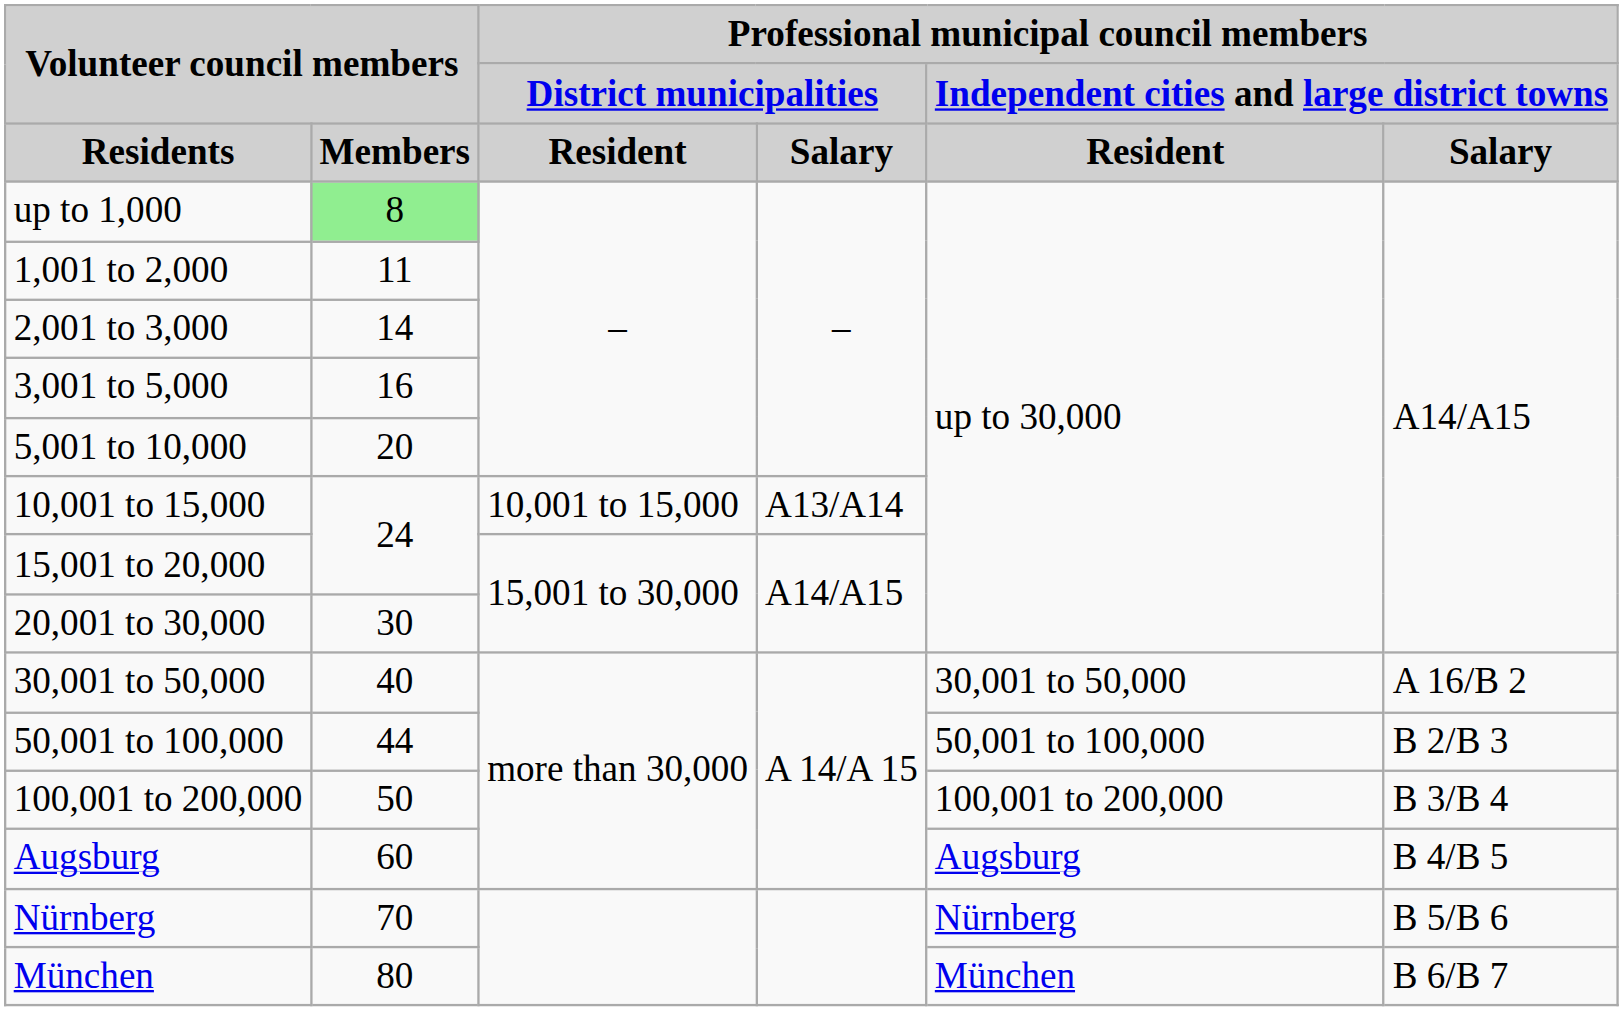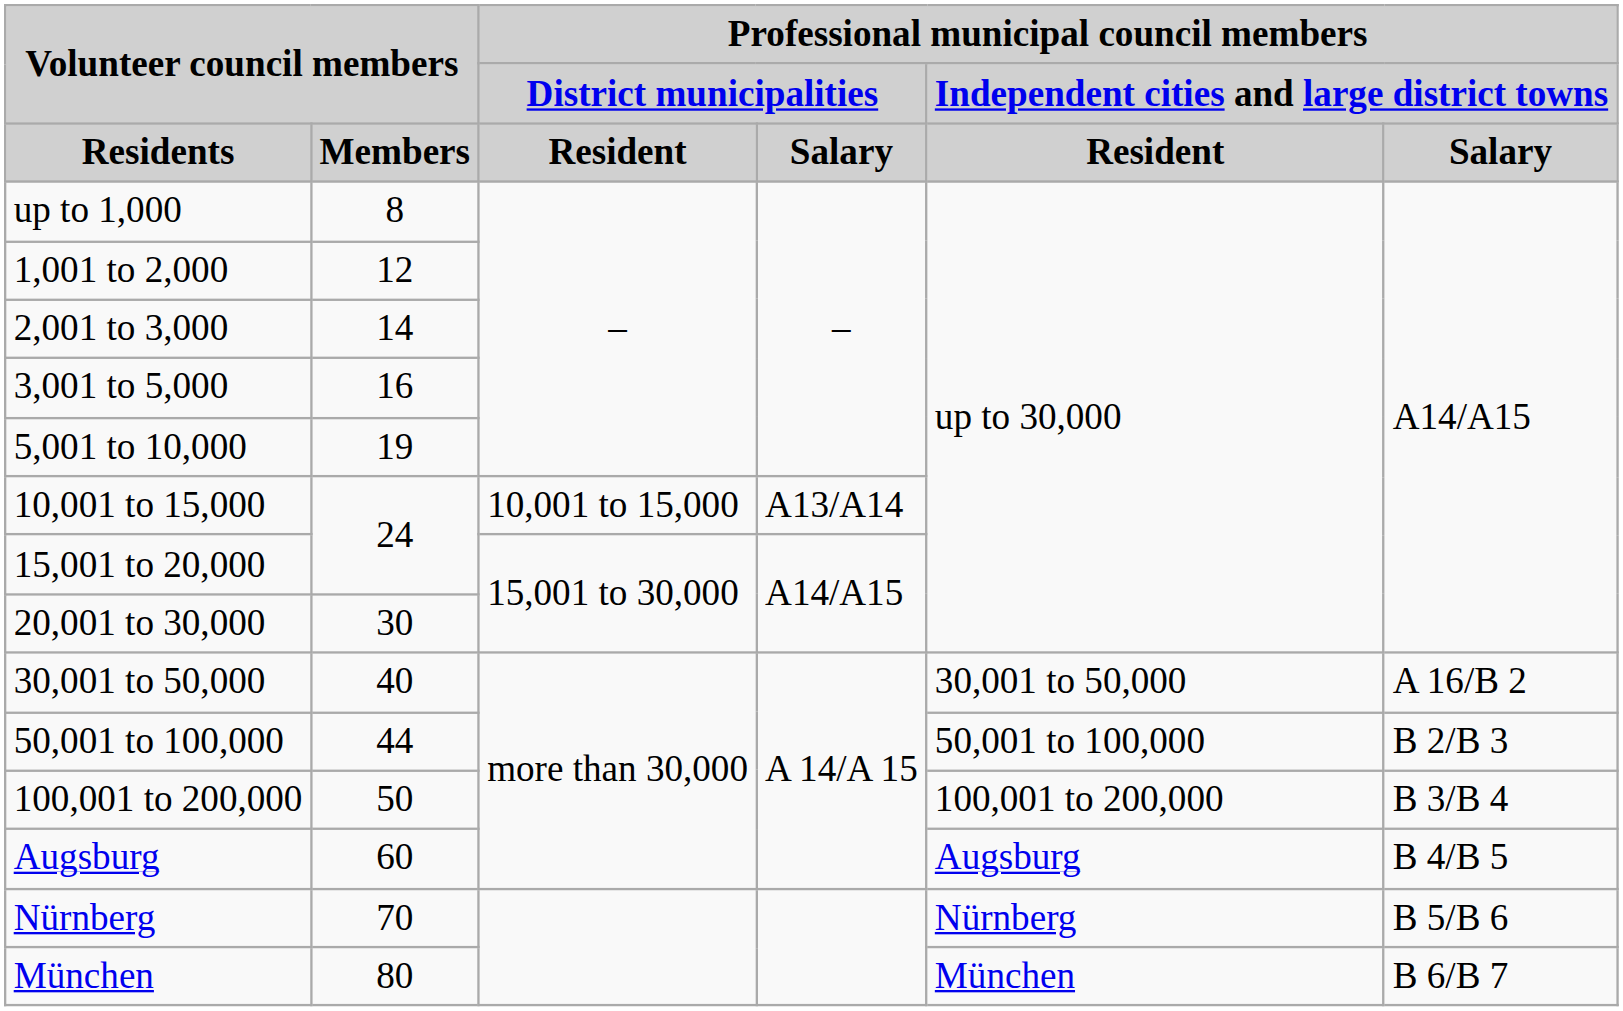(395, 210) lightgreen background -> (395, 210) no background
(395, 269) 11 -> (395, 269) 12
(395, 446) 20 -> (395, 446) 19
